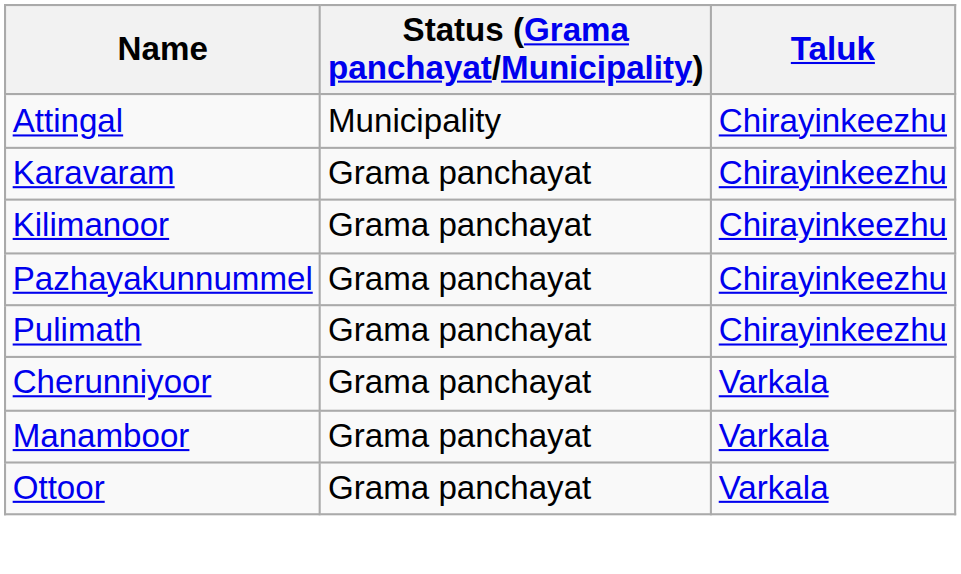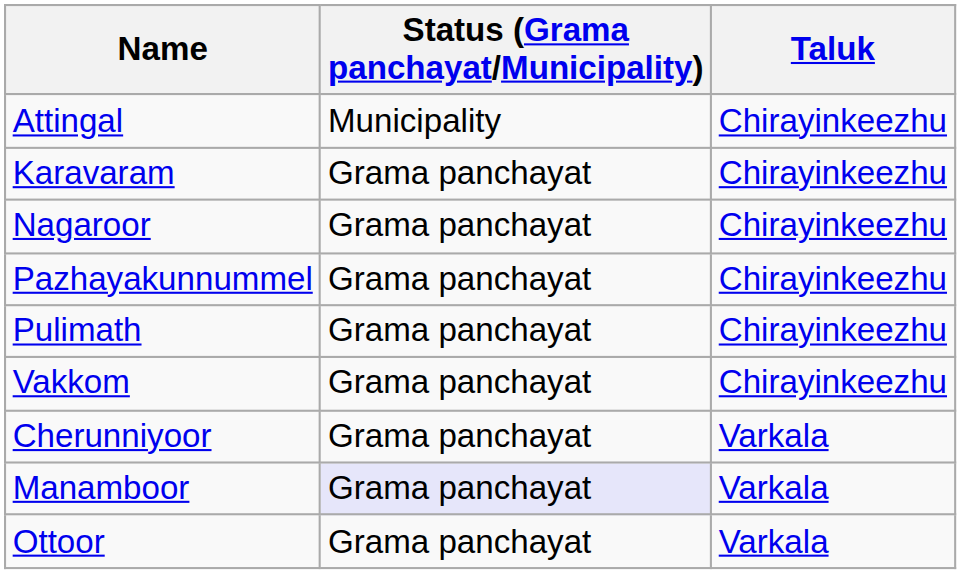- row: (91, 225)
+ row: (82, 225)
+ row: (71, 383)
(460, 435) no background -> (460, 488) lavender background
